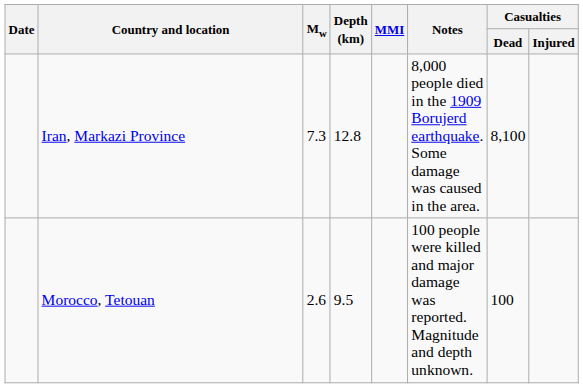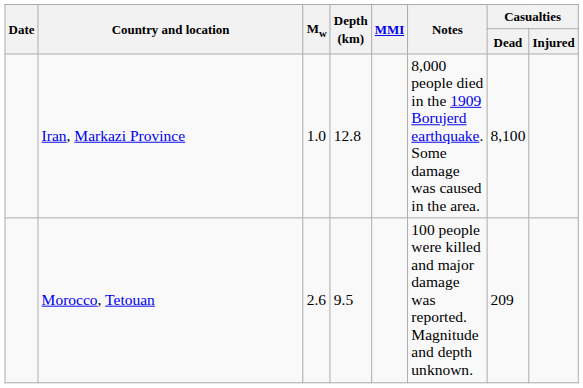(316, 135) 7.3 -> (316, 135) 1.0
(502, 300) 100 -> (502, 300) 209
